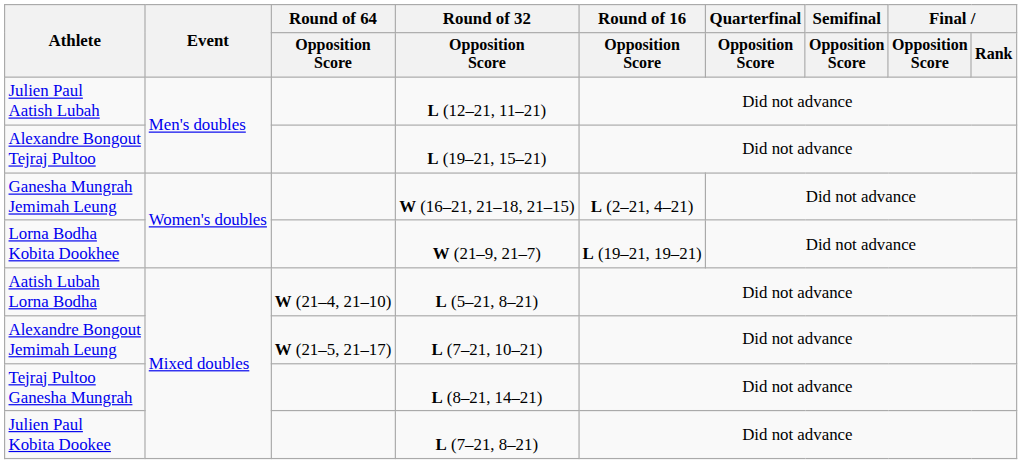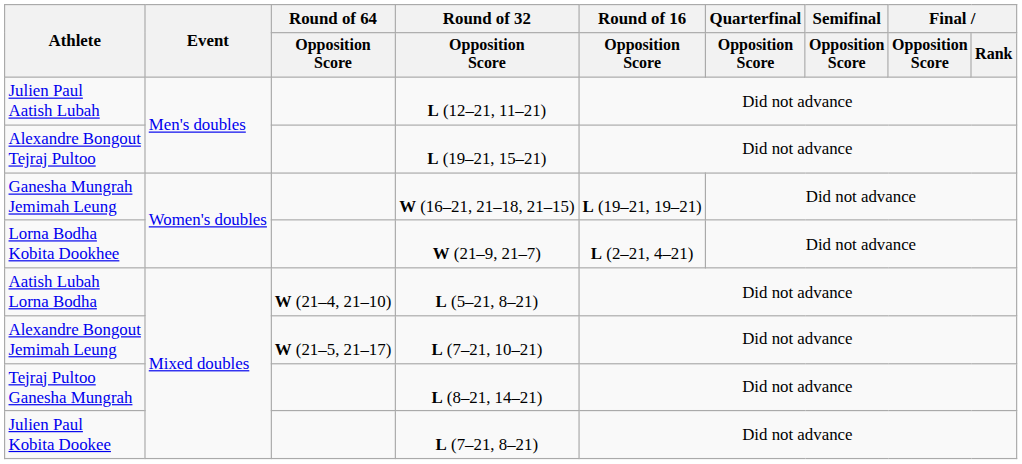(642, 206) L (2–21, 4–21) -> (642, 206) L (19–21, 19–21)
(642, 254) L (19–21, 19–21) -> (642, 254) L (2–21, 4–21)
